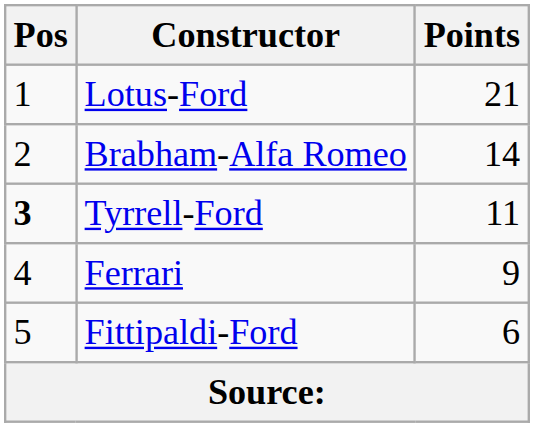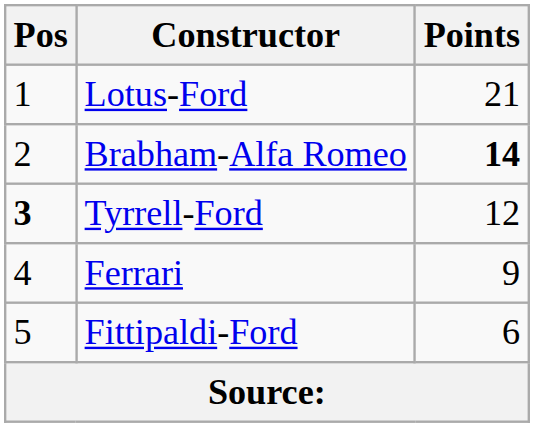(502, 153) normal -> (502, 153) bold
(503, 213) 11 -> (502, 213) 12
